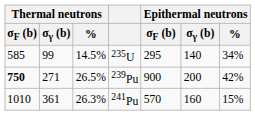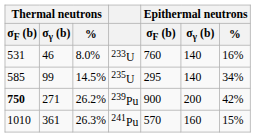+ row: (123, 56)
(91, 77) 26.5% -> (91, 99) 26.2%
